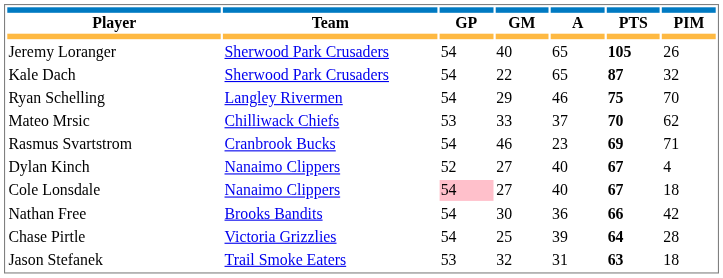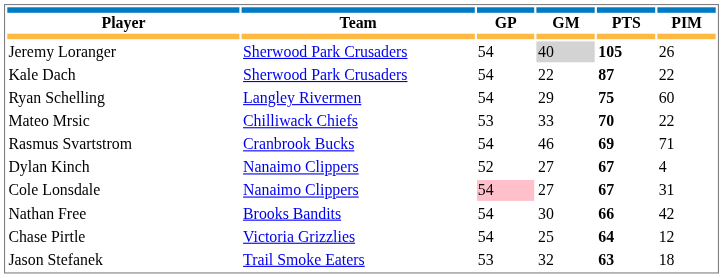- column: (578, 23)
(504, 51) no background -> (546, 51) lightgrey background
(671, 74) 32 -> (667, 74) 22
(671, 98) 70 -> (667, 98) 60
(671, 121) 62 -> (667, 121) 22
(671, 190) 18 -> (667, 190) 31
(671, 236) 28 -> (667, 236) 12
